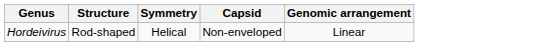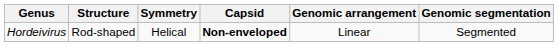+ column: (486, 13)
(242, 32) normal -> (245, 32) bold
